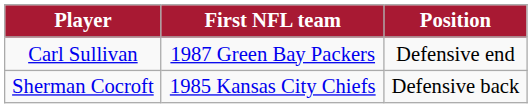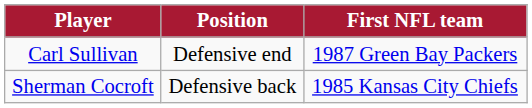columns swapped: (455, 20) <-> (273, 20)
